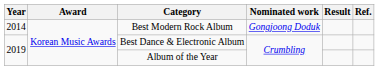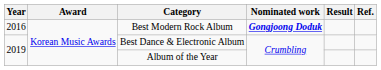(16, 27) 2014 -> (16, 27) 2016
(284, 27) normal -> (285, 27) bold
